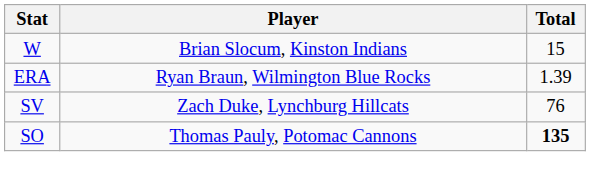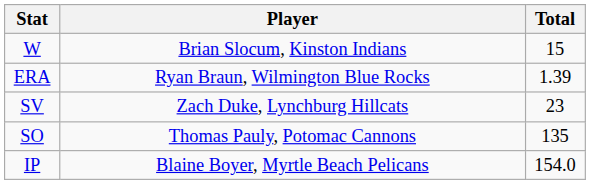(556, 106) 76 -> (555, 106) 23
(556, 135) bold -> (555, 135) normal
+ row: (32, 164)
